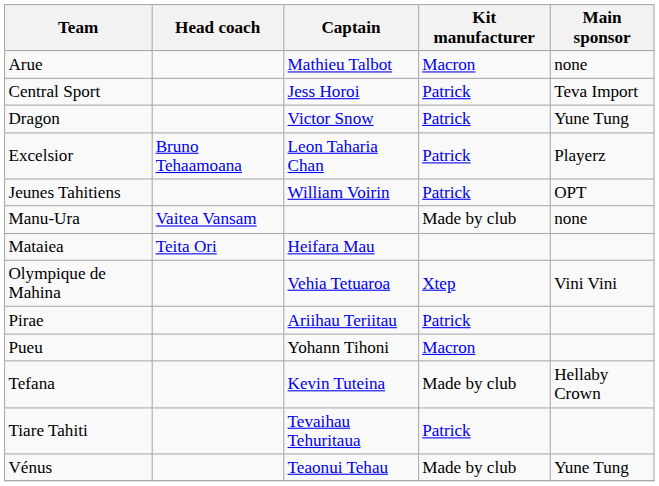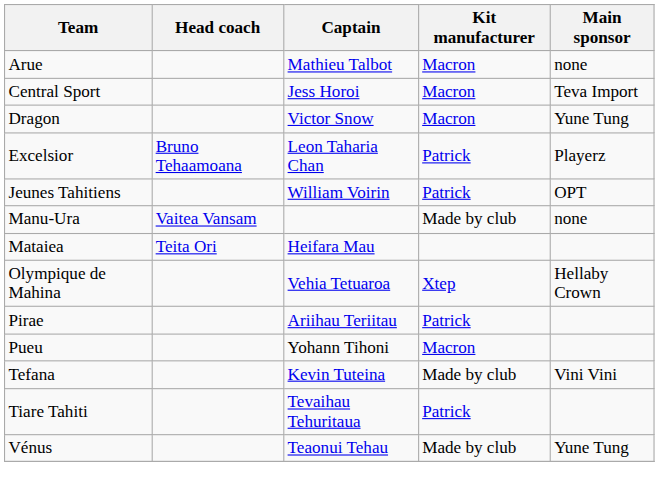(446, 91) Patrick -> (449, 91) Macron
(446, 118) Patrick -> (449, 118) Macron
(586, 283) Vini Vini -> (581, 283) Hellaby Crown
(581, 384) Hellaby Crown -> (586, 374) Vini Vini
